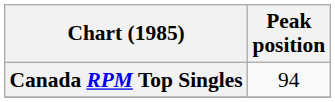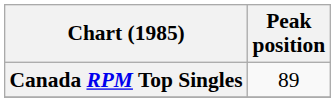(289, 79) 94 -> (289, 79) 89
